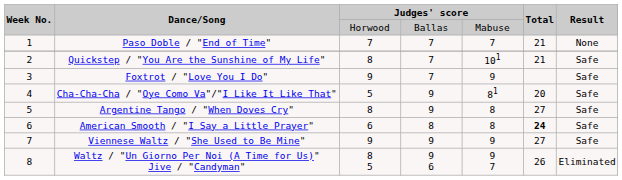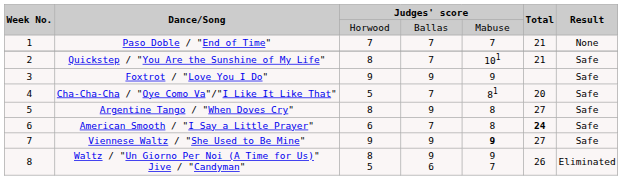(431, 76) 7 -> (431, 76) 9
(431, 93) 9 -> (431, 93) 7
(431, 125) 8 -> (431, 125) 7
(492, 141) normal -> (492, 141) bold
